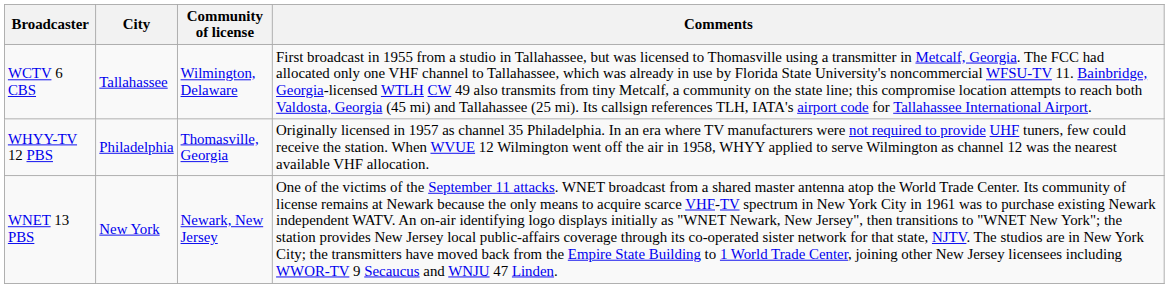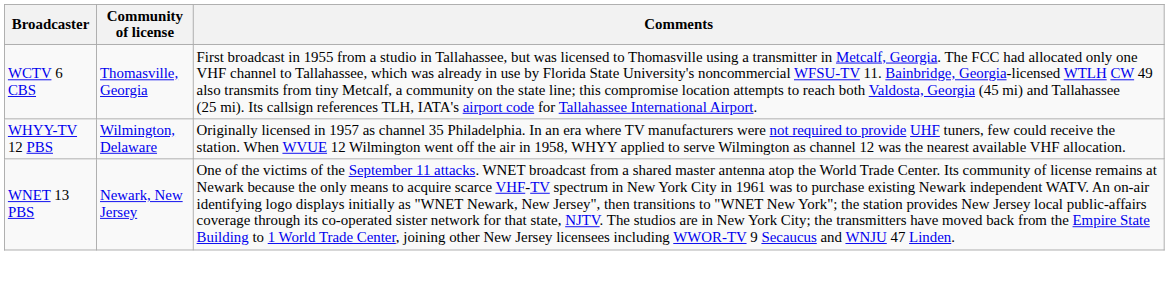- column: (137, 24)
(218, 81) Wilmington, Delaware -> (139, 81) Thomasville, Georgia
(220, 147) Thomasville, Georgia -> (138, 138) Wilmington, Delaware
